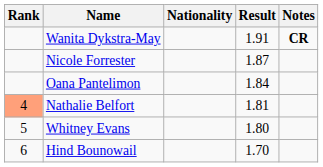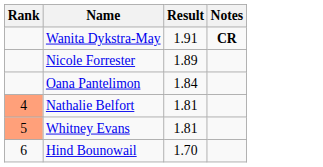- column: (200, 15)
(257, 61) 1.87 -> (186, 61) 1.89
(24, 128) no background -> (24, 128) lightsalmon background
(257, 128) 1.80 -> (186, 128) 1.81
